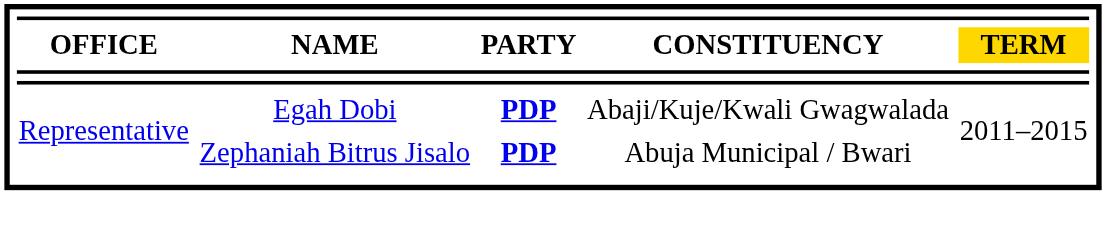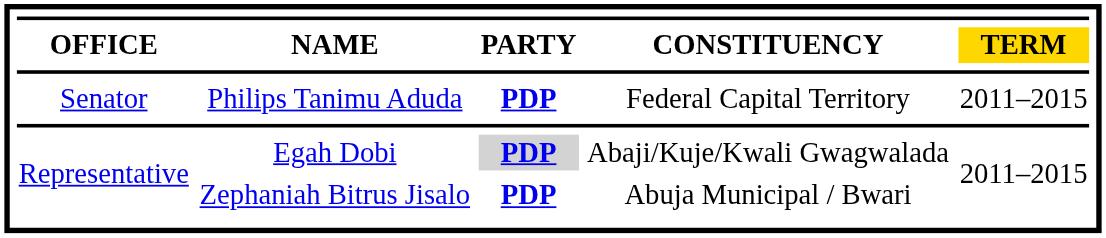+ row: (335, 98)
(529, 109) no background -> (529, 152) lightgrey background
